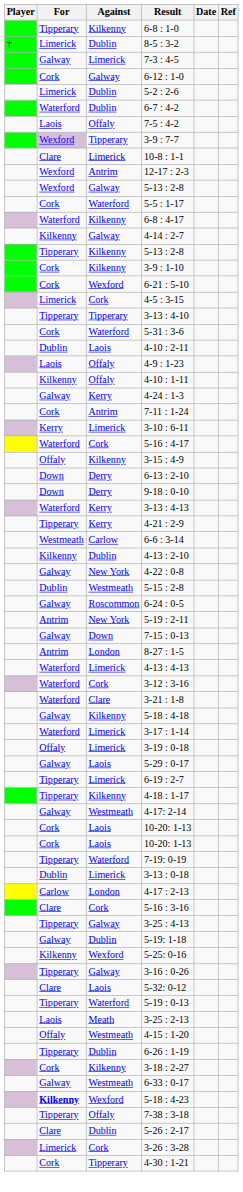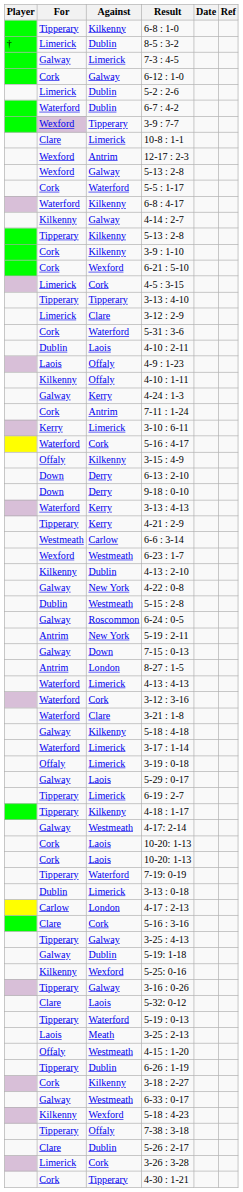- row: (102, 124)
+ row: (99, 316)
+ row: (111, 556)
(59, 1099) bold -> (58, 1115) normal
